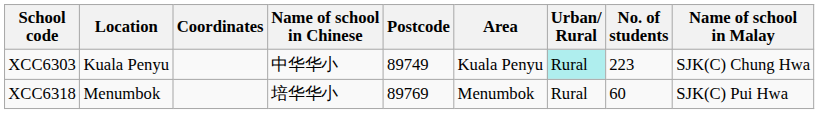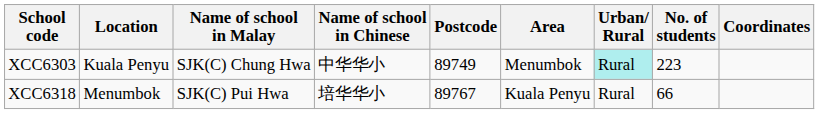columns swapped: (743, 27) <-> (220, 27)
(500, 64) Kuala Penyu -> (543, 64) Menumbok
(408, 93) 89769 -> (455, 93) 89767
(496, 93) Menumbok -> (547, 93) Kuala Penyu
(618, 93) 60 -> (665, 93) 66
